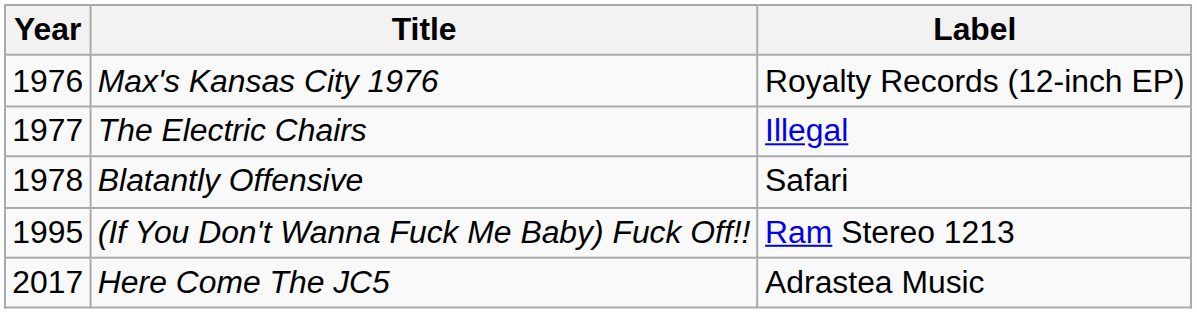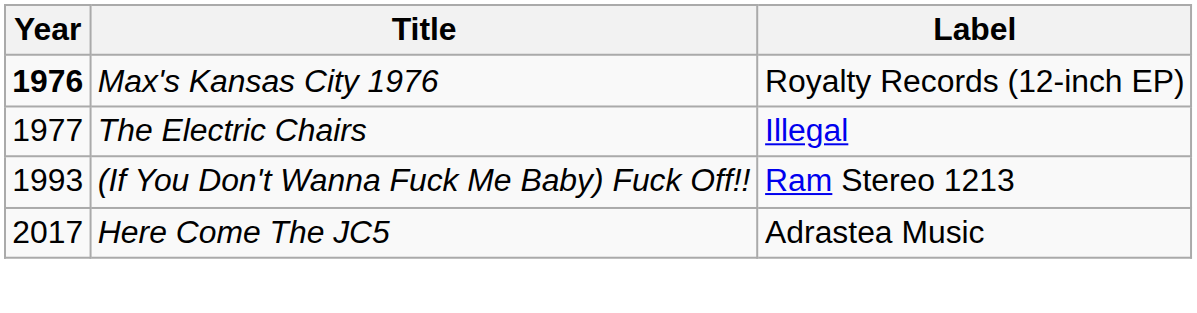(48, 80) normal -> (48, 80) bold
- row: (231, 181)
(48, 231) 1995 -> (48, 181) 1993
